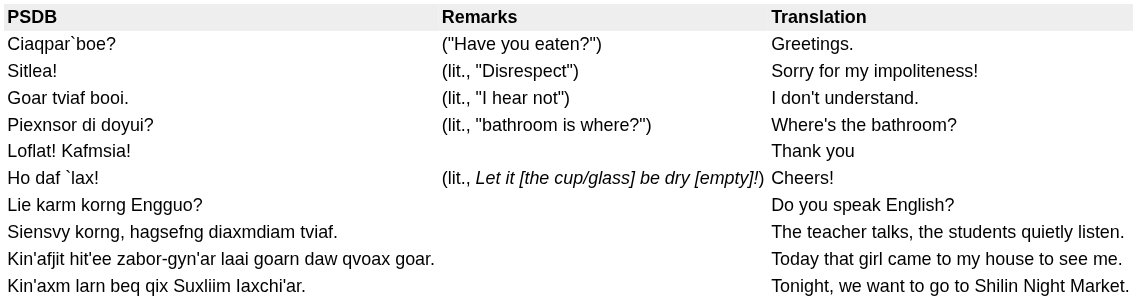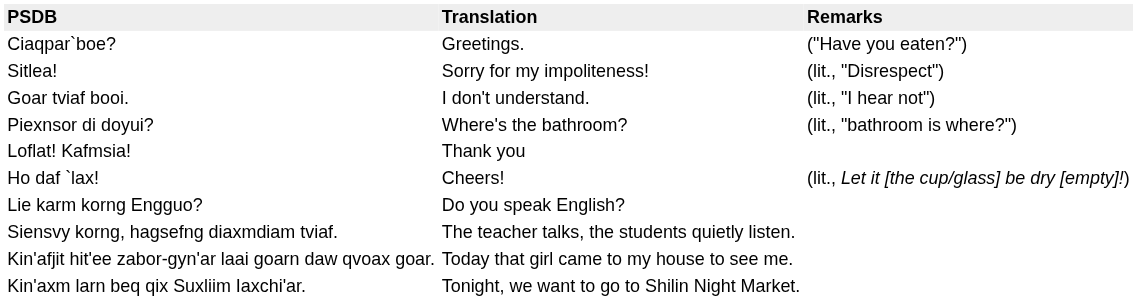columns swapped: (819, 17) <-> (480, 17)
